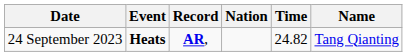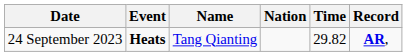columns swapped: (357, 16) <-> (196, 16)
(291, 39) 24.82 -> (330, 39) 29.82
